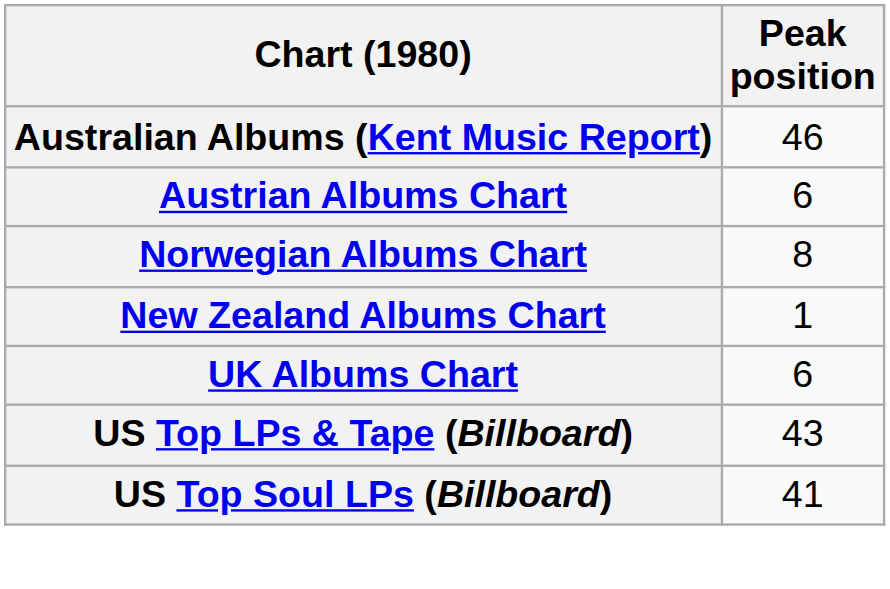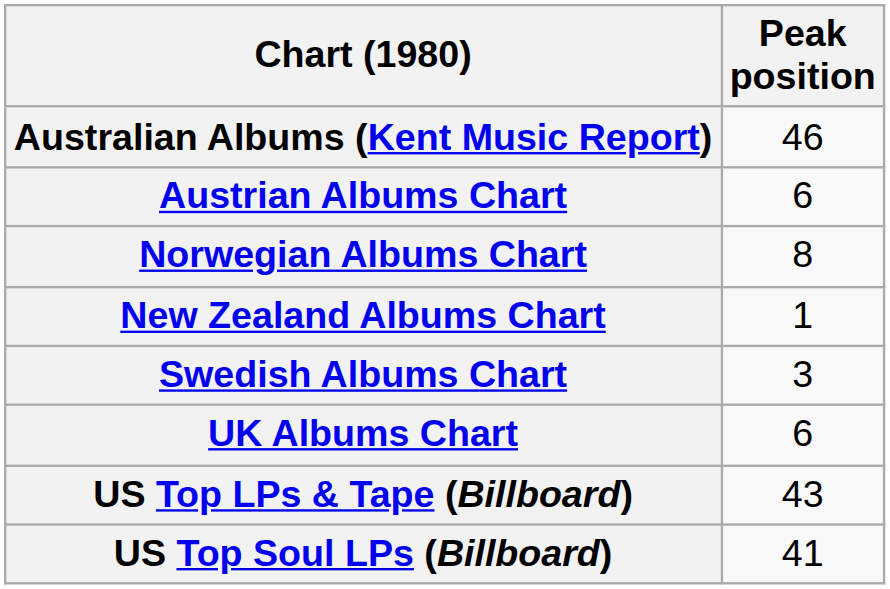+ row: (363, 374)
